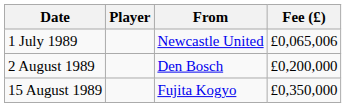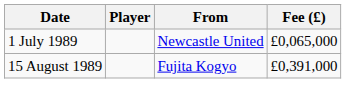(304, 41) £0,065,006 -> (304, 41) £0,065,000
- row: (51, 66)
(304, 90) £0,350,000 -> (304, 66) £0,391,000
